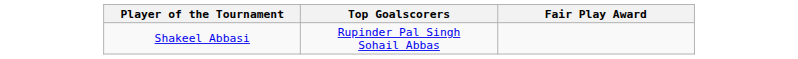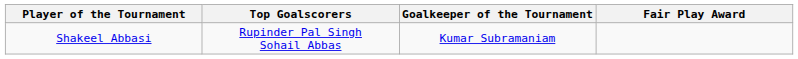+ column: (497, 14)
